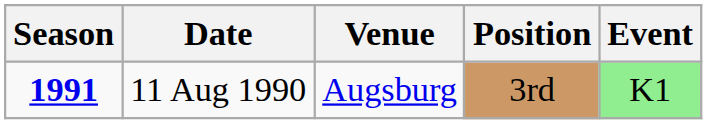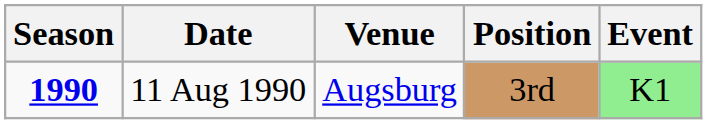(64, 89) 1991 -> (64, 89) 1990
